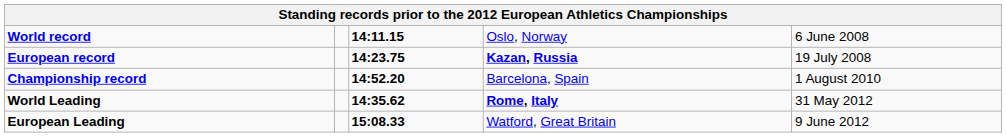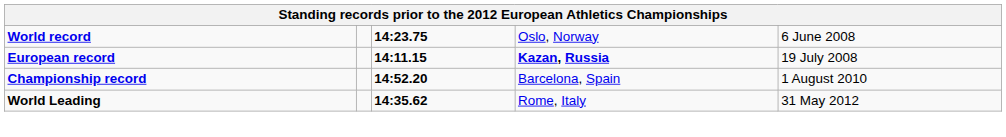(378, 36) 14:11.15 -> (401, 36) 14:23.75
(378, 57) 14:23.75 -> (400, 57) 14:11.15
(522, 100) bold -> (552, 100) normal
- row: (66, 121)
